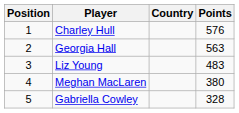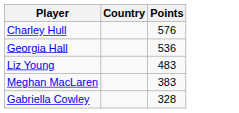- column: (28, 13)
(215, 48) 563 -> (167, 48) 536
(215, 83) 380 -> (167, 83) 383
